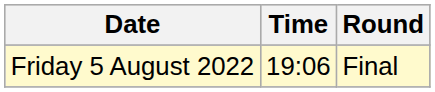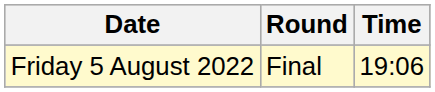columns swapped: (298, 24) <-> (383, 24)
